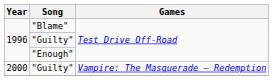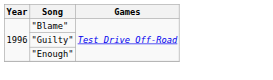- row: (17, 68)
